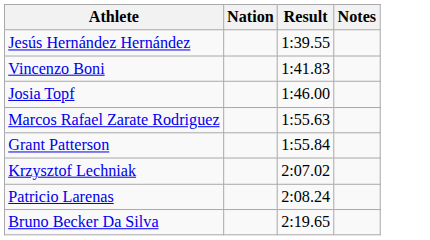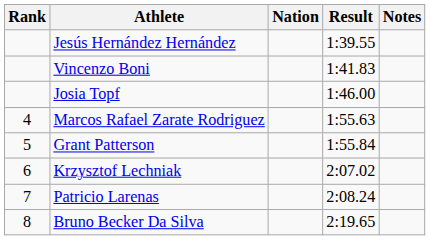+ column: (27, 17)
